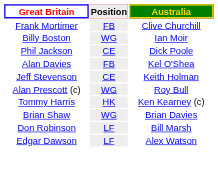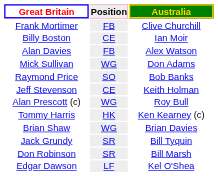(109, 38) WG -> (109, 38) CE
- row: (47, 51)
(171, 64) Kel O'Shea -> (171, 51) Alex Watson
+ row: (47, 64)
+ row: (47, 77)
+ row: (47, 141)
(109, 128) LF -> (109, 153) SR
(171, 141) Alex Watson -> (171, 166) Kel O'Shea
